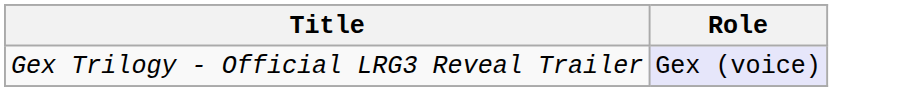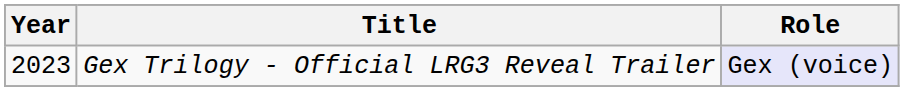+ column: (41, 25)
